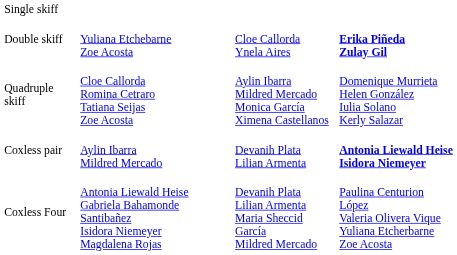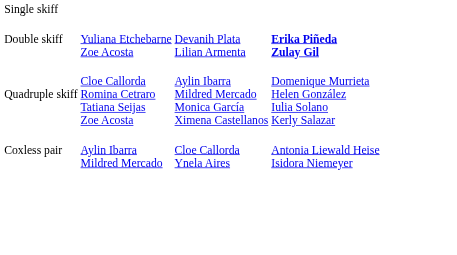(268, 45) Cloe Callorda Ynela Aires -> (210, 45) Devanih Plata Lilian Armenta
(271, 156) Devanih Plata Lilian Armenta -> (207, 156) Cloe Callorda Ynela Aires
(396, 156) bold -> (325, 156) normal
- row: (35, 212)
